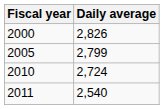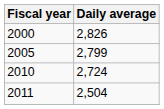(98, 93) 2,540 -> (98, 93) 2,504
